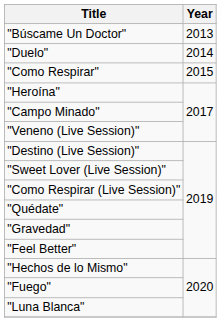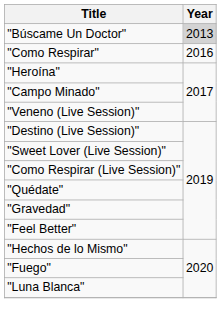(200, 33) no background -> (200, 33) lightgrey background
- row: (28, 53)
(200, 72) 2015 -> (200, 53) 2016
